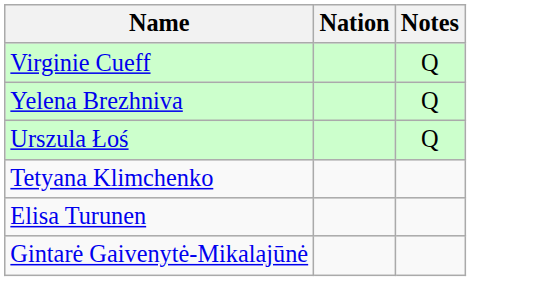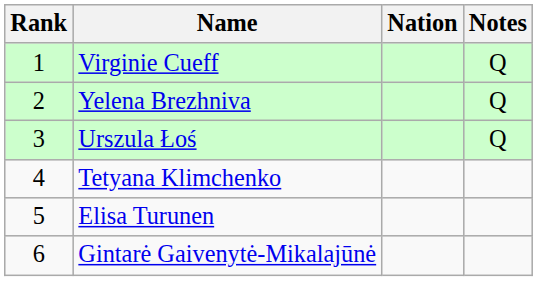+ column: (39, 23)
